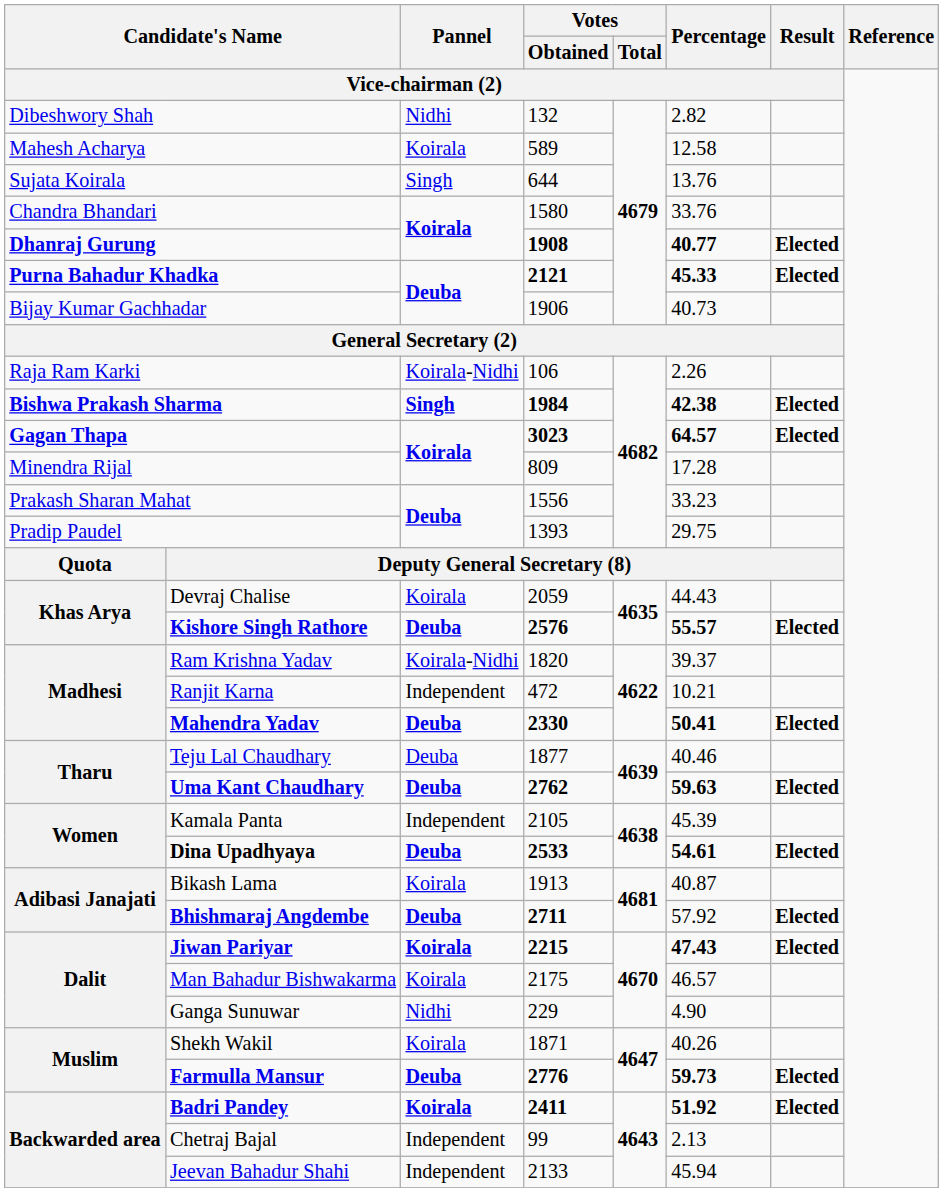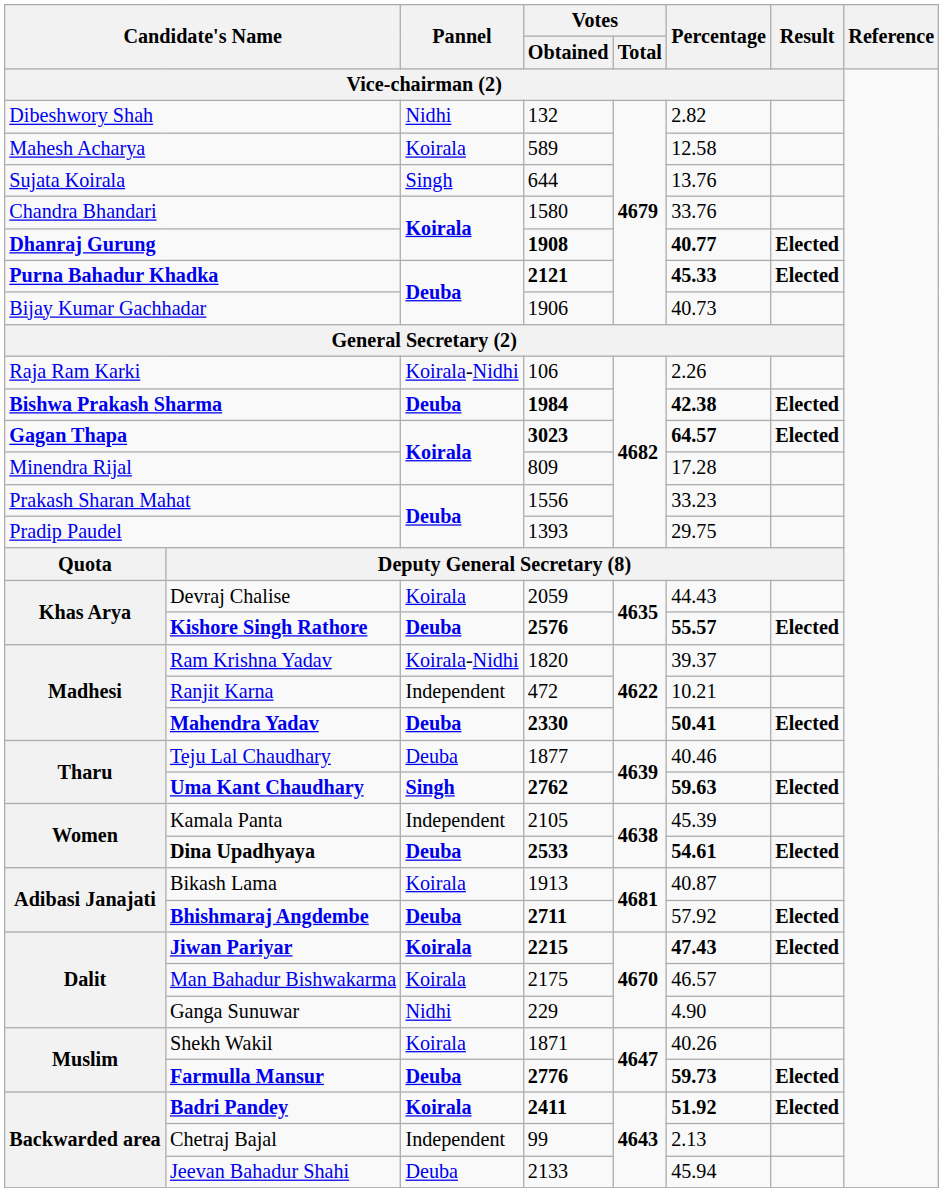(430, 404) Singh -> (433, 404) Deuba
(433, 787) Deuba -> (430, 787) Singh
(455, 1171) Independent -> (432, 1171) Deuba
